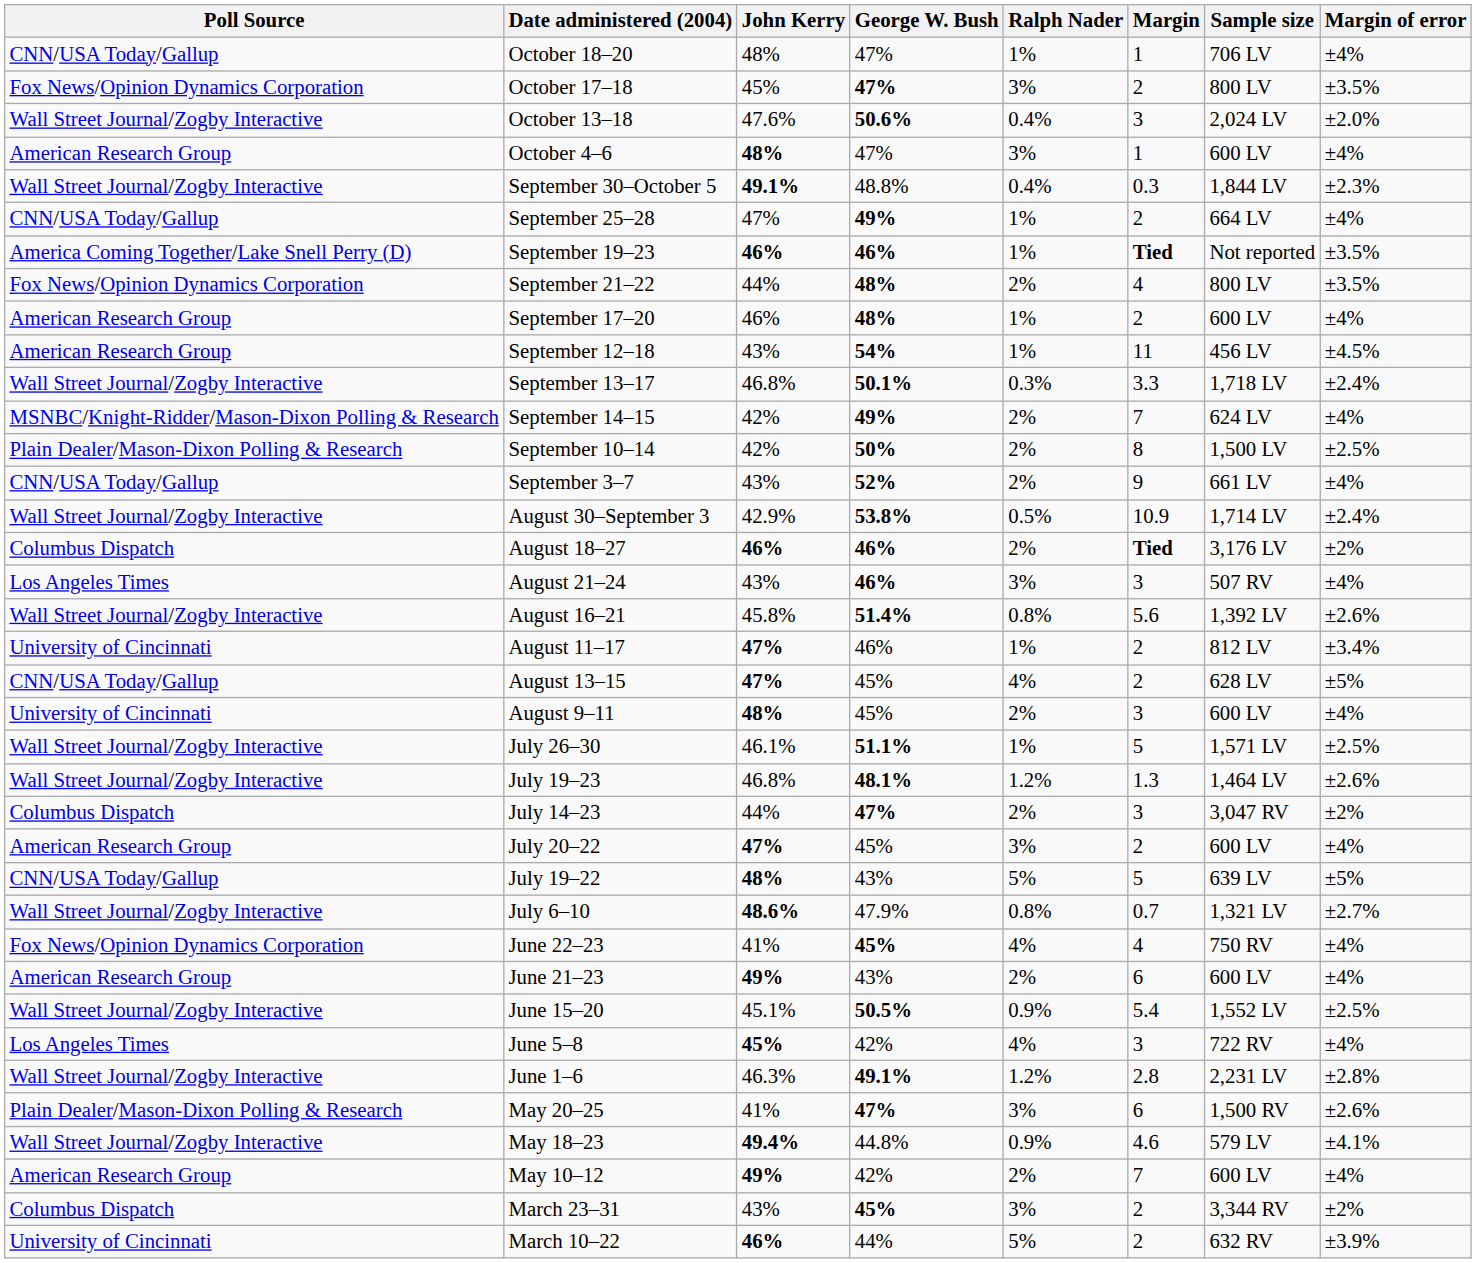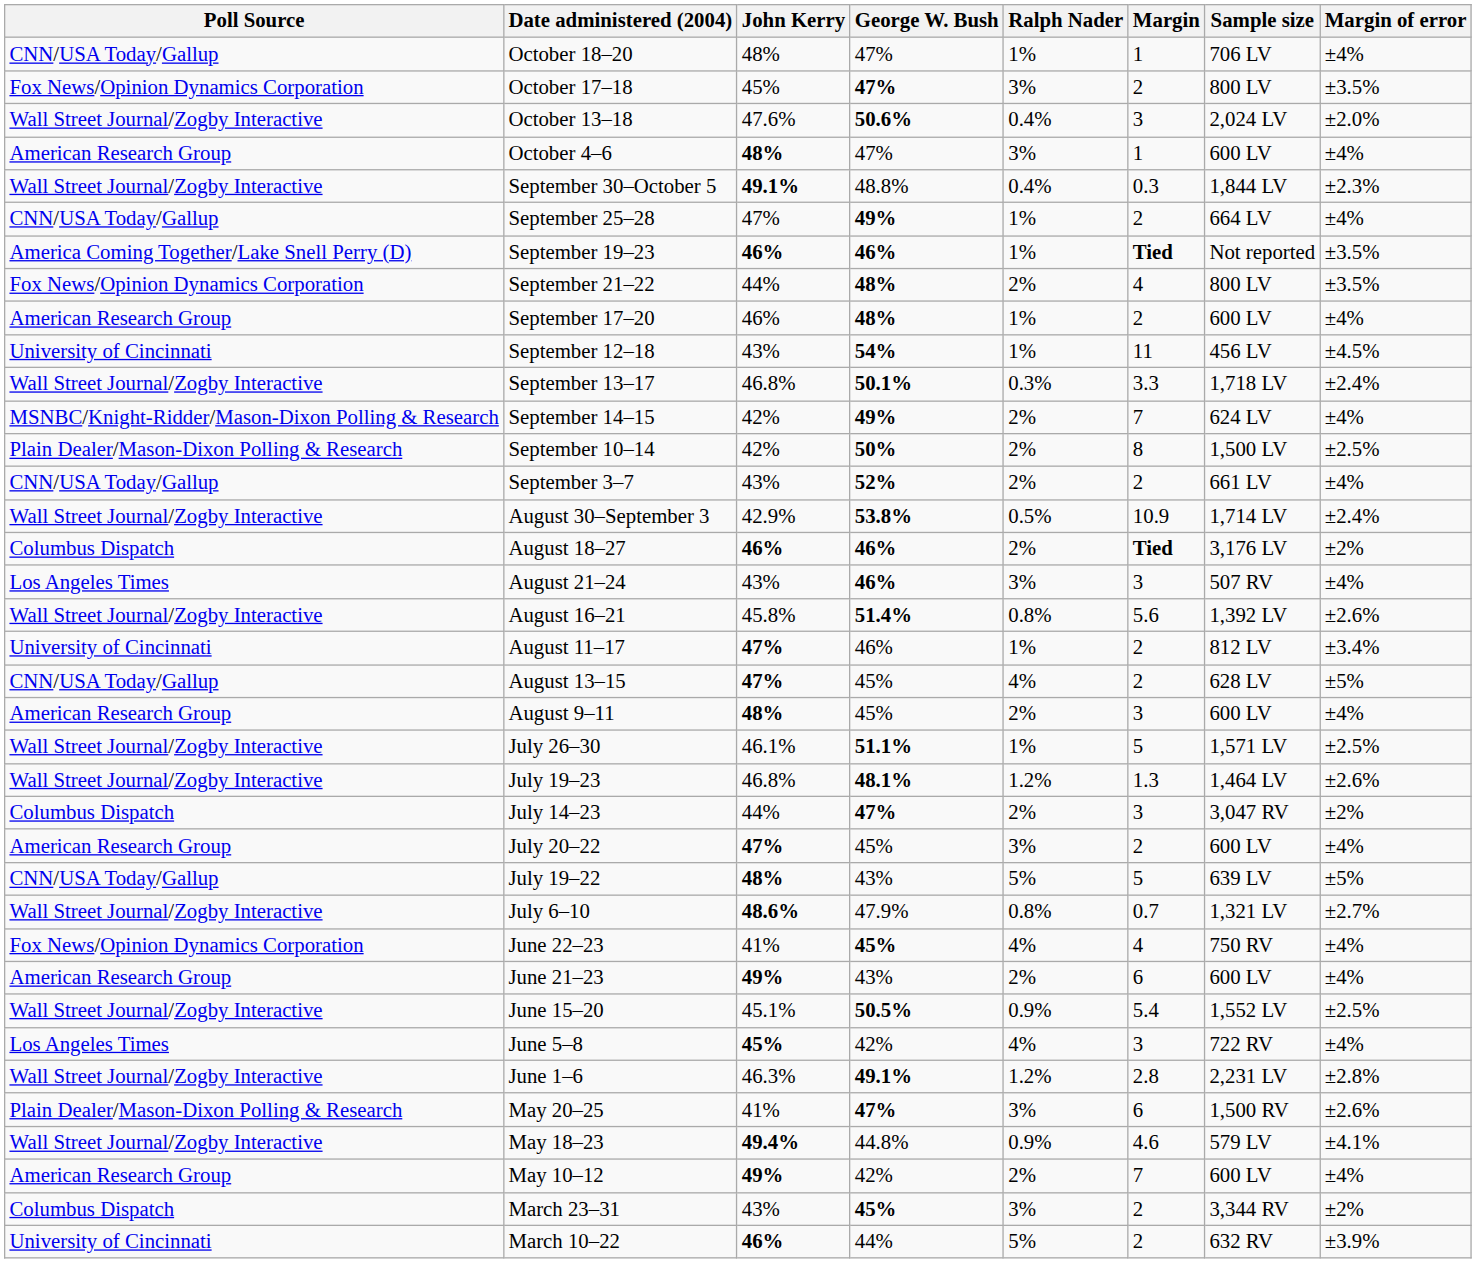(120, 350) American Research Group -> (111, 350) University of Cincinnati
(1138, 482) 9 -> (1138, 482) 2
(111, 713) University of Cincinnati -> (120, 713) American Research Group
